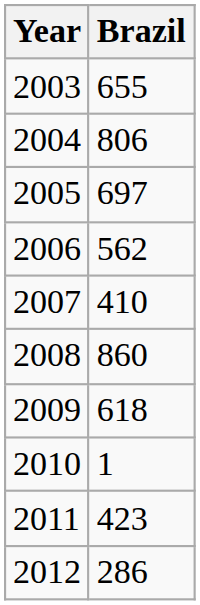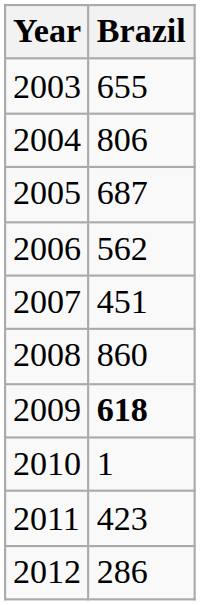(122, 193) 697 -> (122, 193) 687
(122, 301) 410 -> (122, 301) 451
(122, 409) normal -> (122, 409) bold
